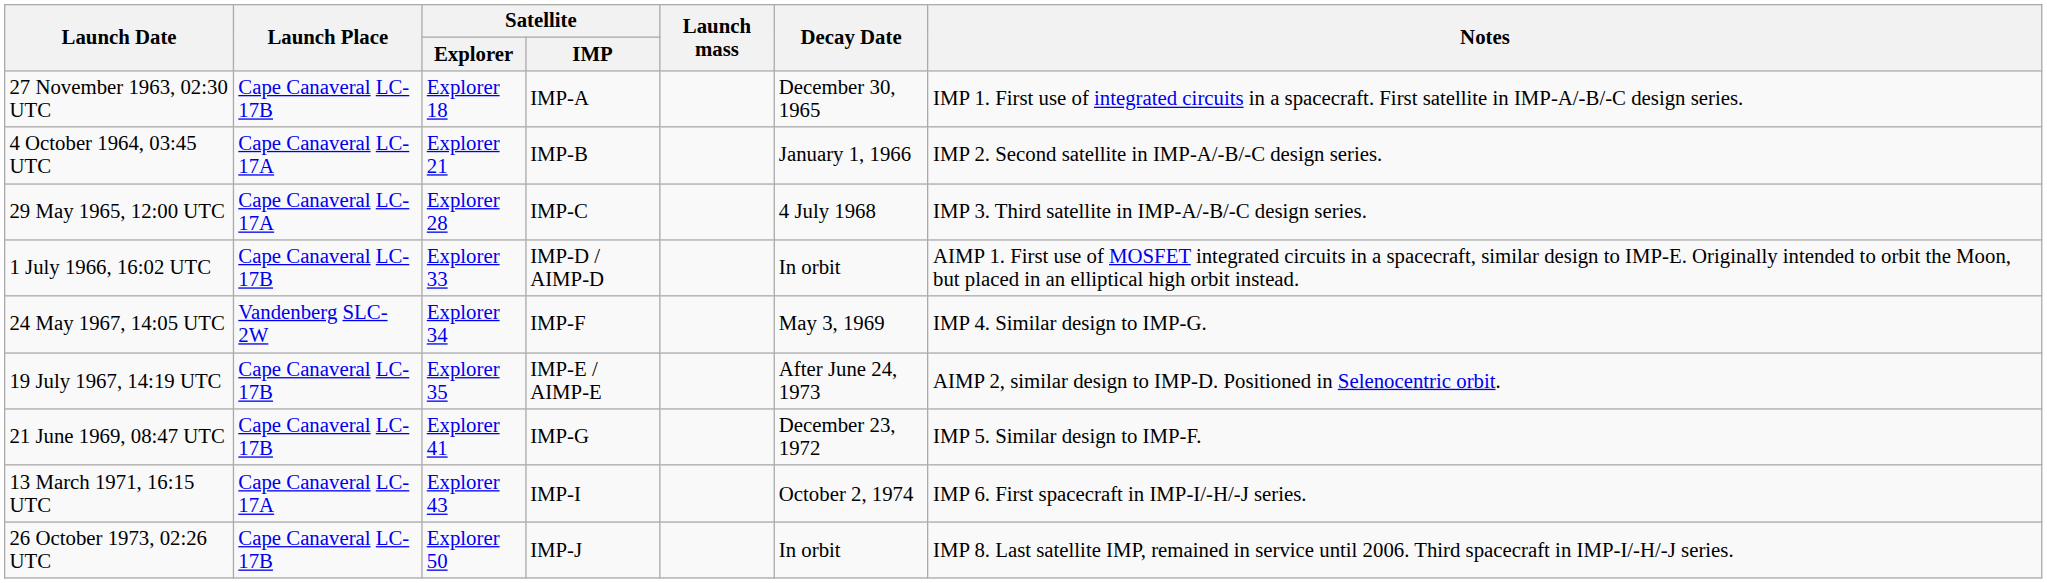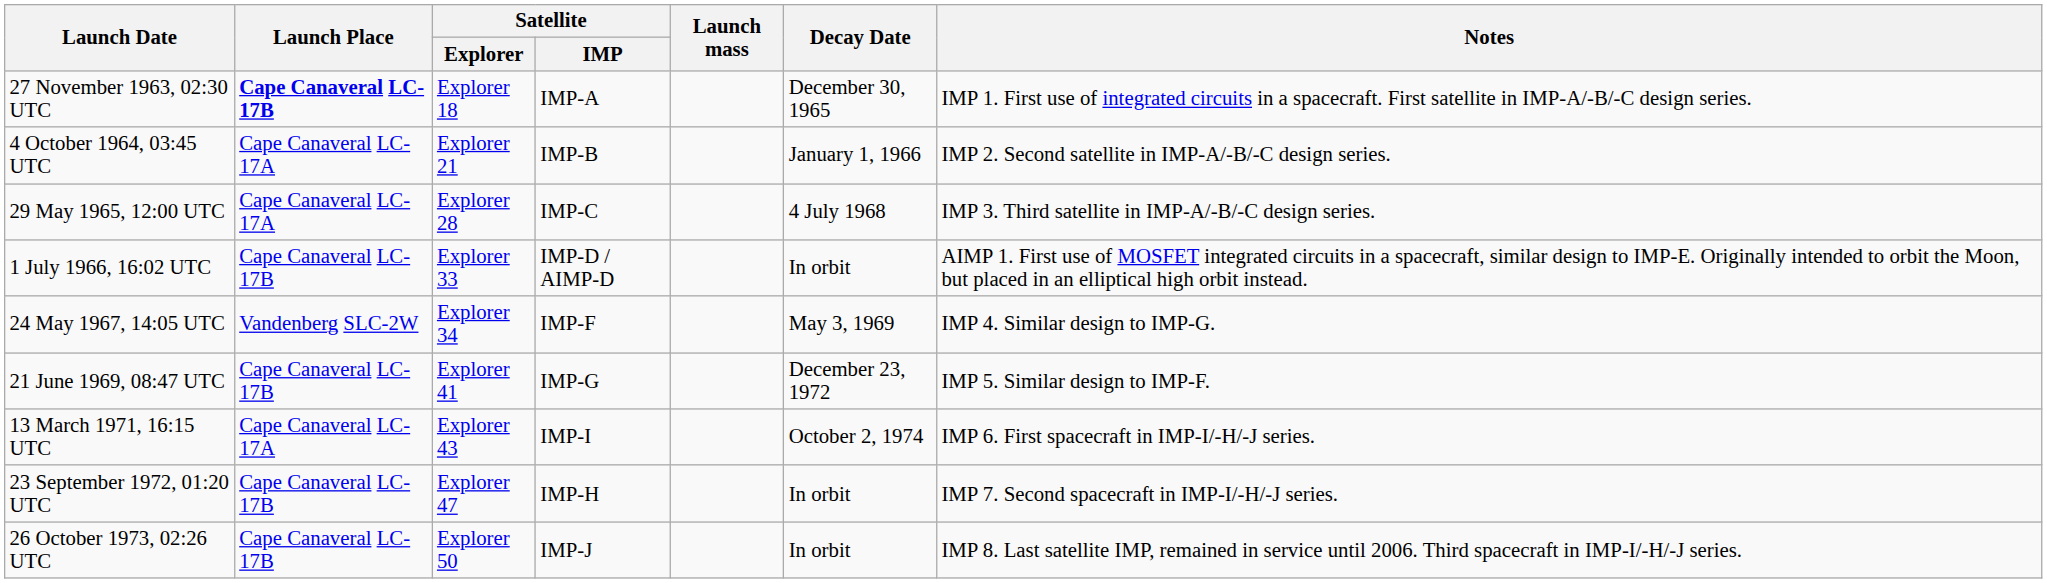(324, 98) normal -> (332, 98) bold
- row: (115, 380)
+ row: (119, 493)
